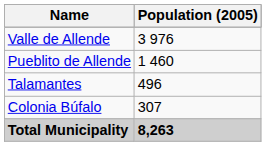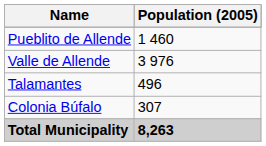rows swapped: (59, 38) <-> (69, 61)
